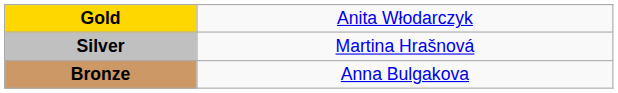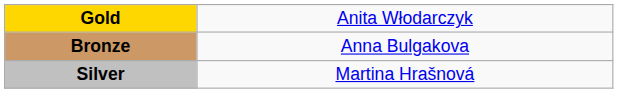rows swapped: (101, 46) <-> (101, 74)
